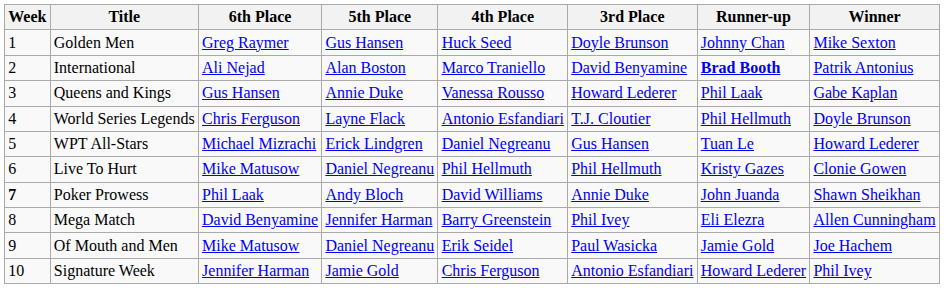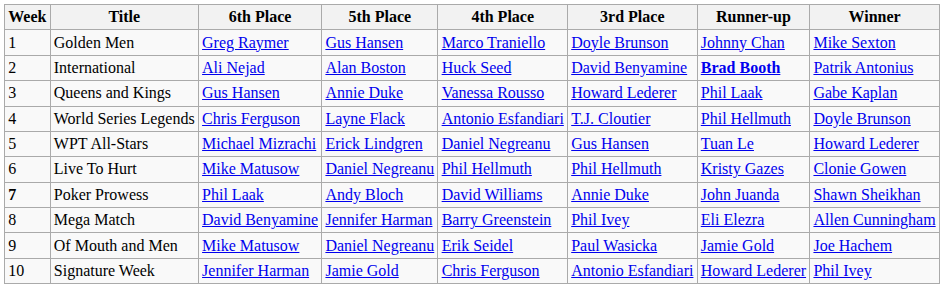(477, 42) Huck Seed -> (493, 42) Marco Traniello
(493, 67) Marco Traniello -> (477, 67) Huck Seed
